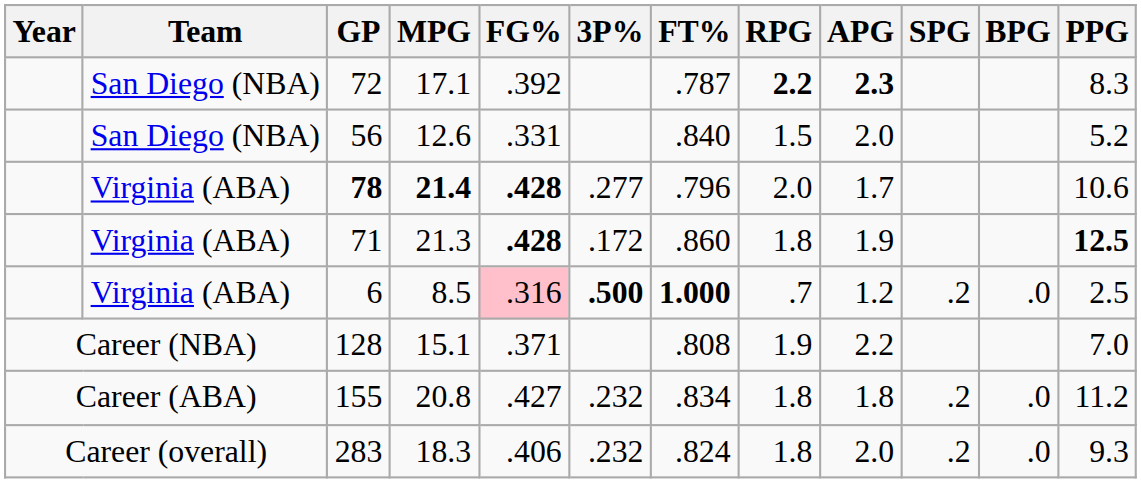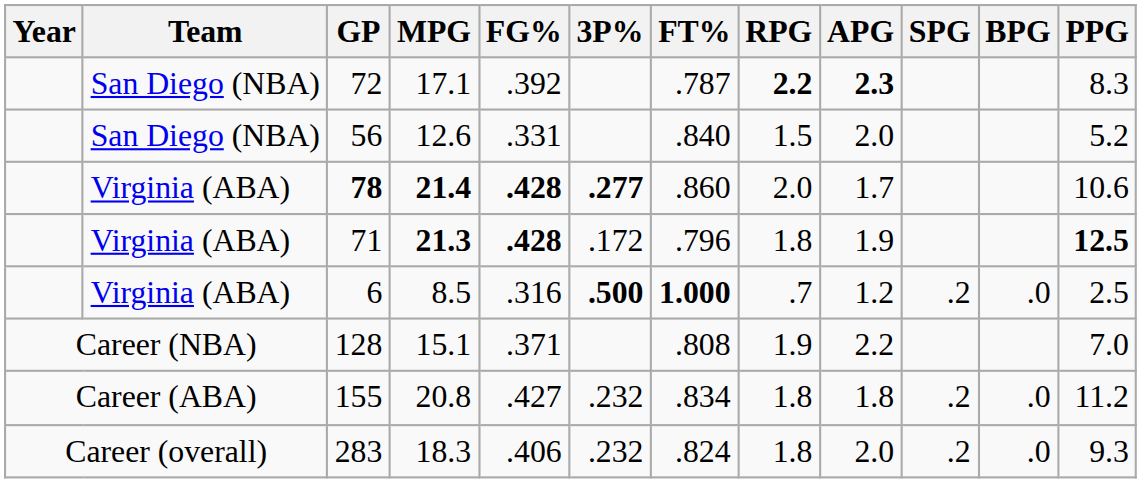(616, 188) normal -> (616, 188) bold
(703, 188) .796 -> (703, 188) .860
(443, 240) normal -> (443, 240) bold
(703, 240) .860 -> (703, 240) .796
(534, 292) pink background -> (534, 292) no background
